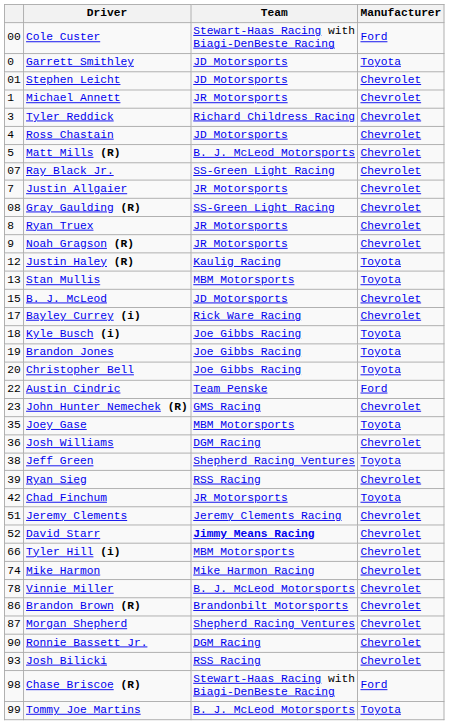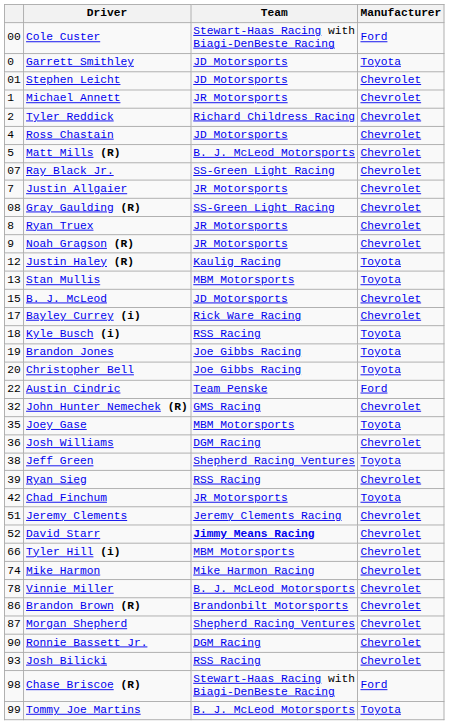(11, 117) 3 -> (11, 117) 2
(247, 335) Joe Gibbs Racing -> (227, 335) RSS Racing
(14, 408) 23 -> (14, 408) 32
